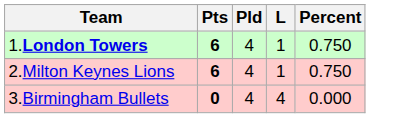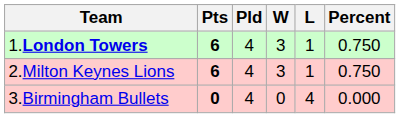+ column: (281, 17)
